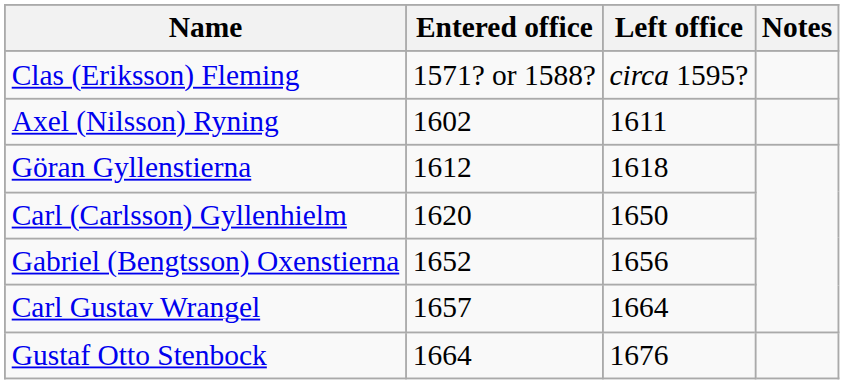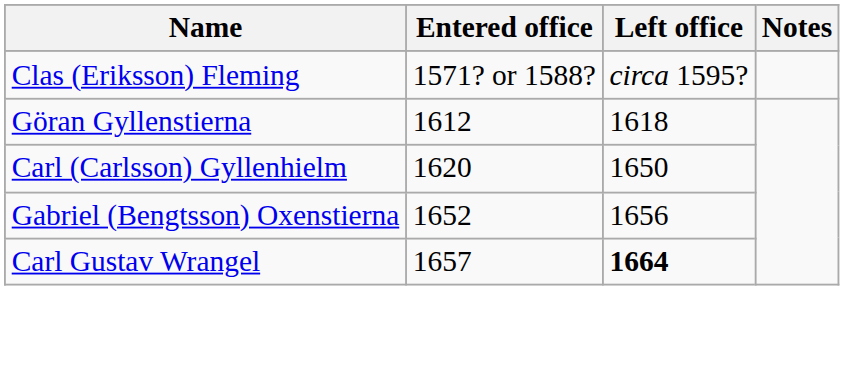- row: (145, 121)
(639, 307) normal -> (639, 261) bold
- row: (139, 354)
